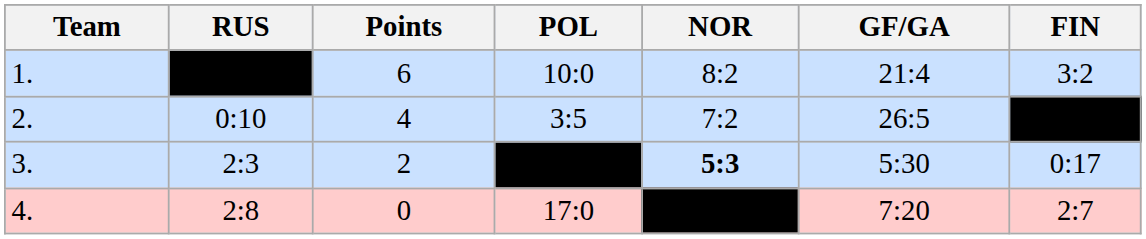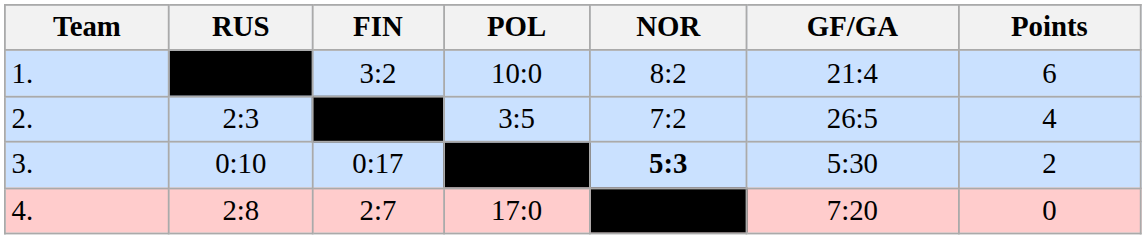columns swapped: (1075, 27) <-> (404, 27)
(241, 118) 0:10 -> (241, 118) 2:3
(241, 164) 2:3 -> (241, 164) 0:10
